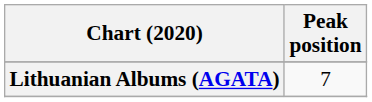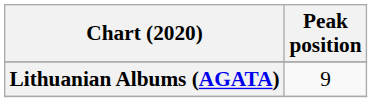(325, 79) 7 -> (325, 79) 9
